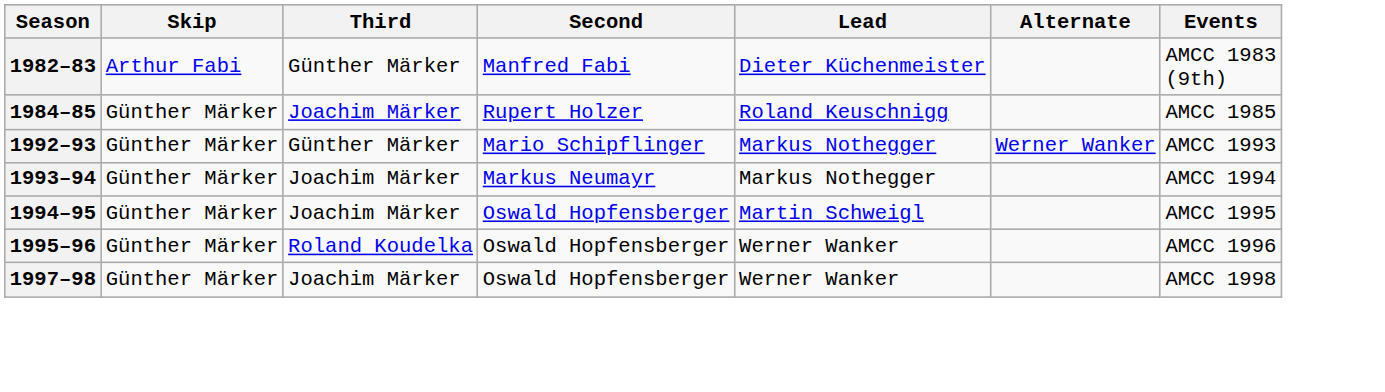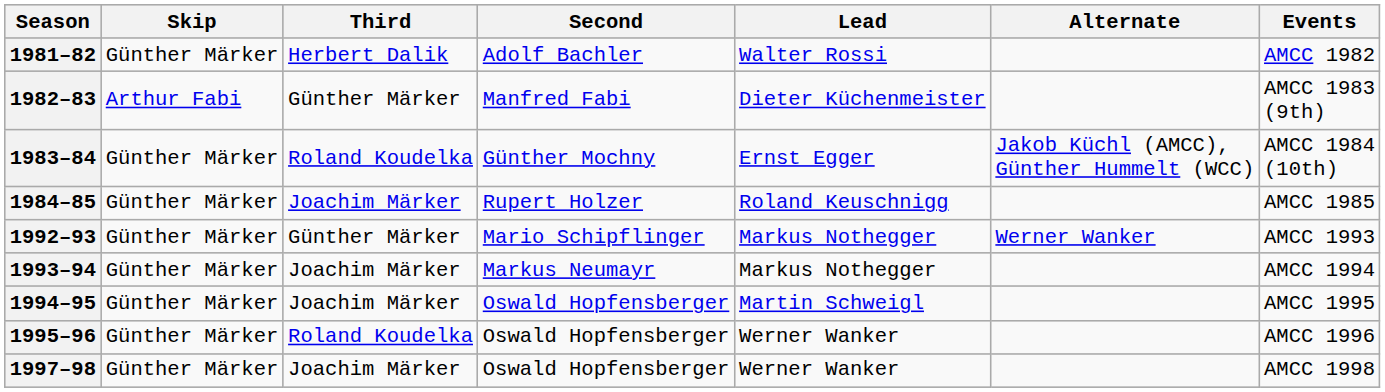+ row: (53, 55)
+ row: (53, 158)
